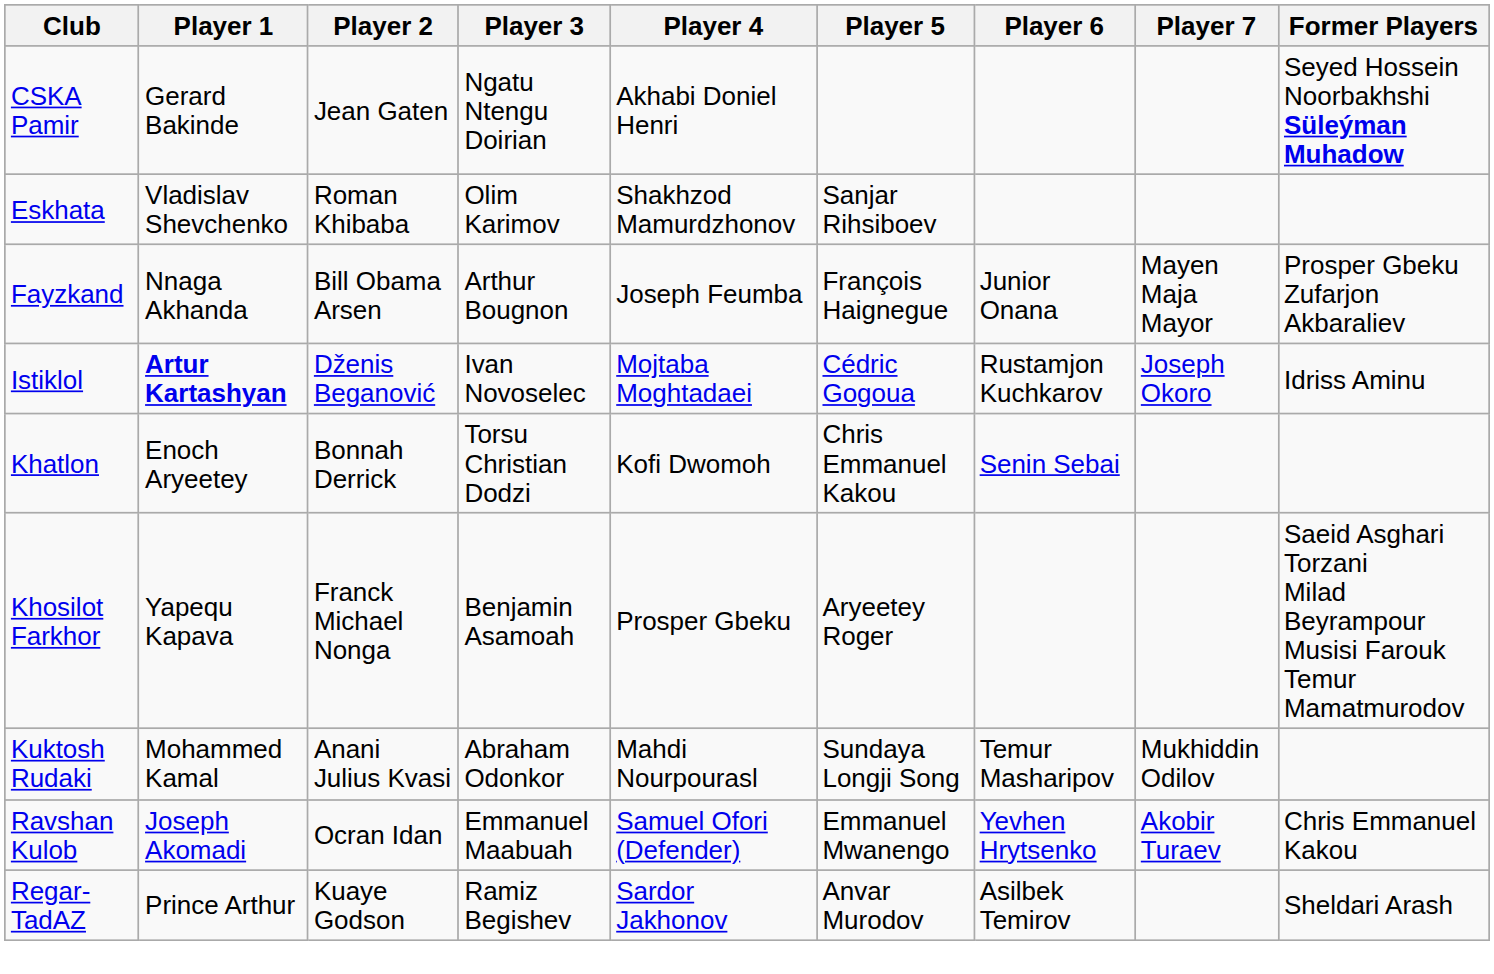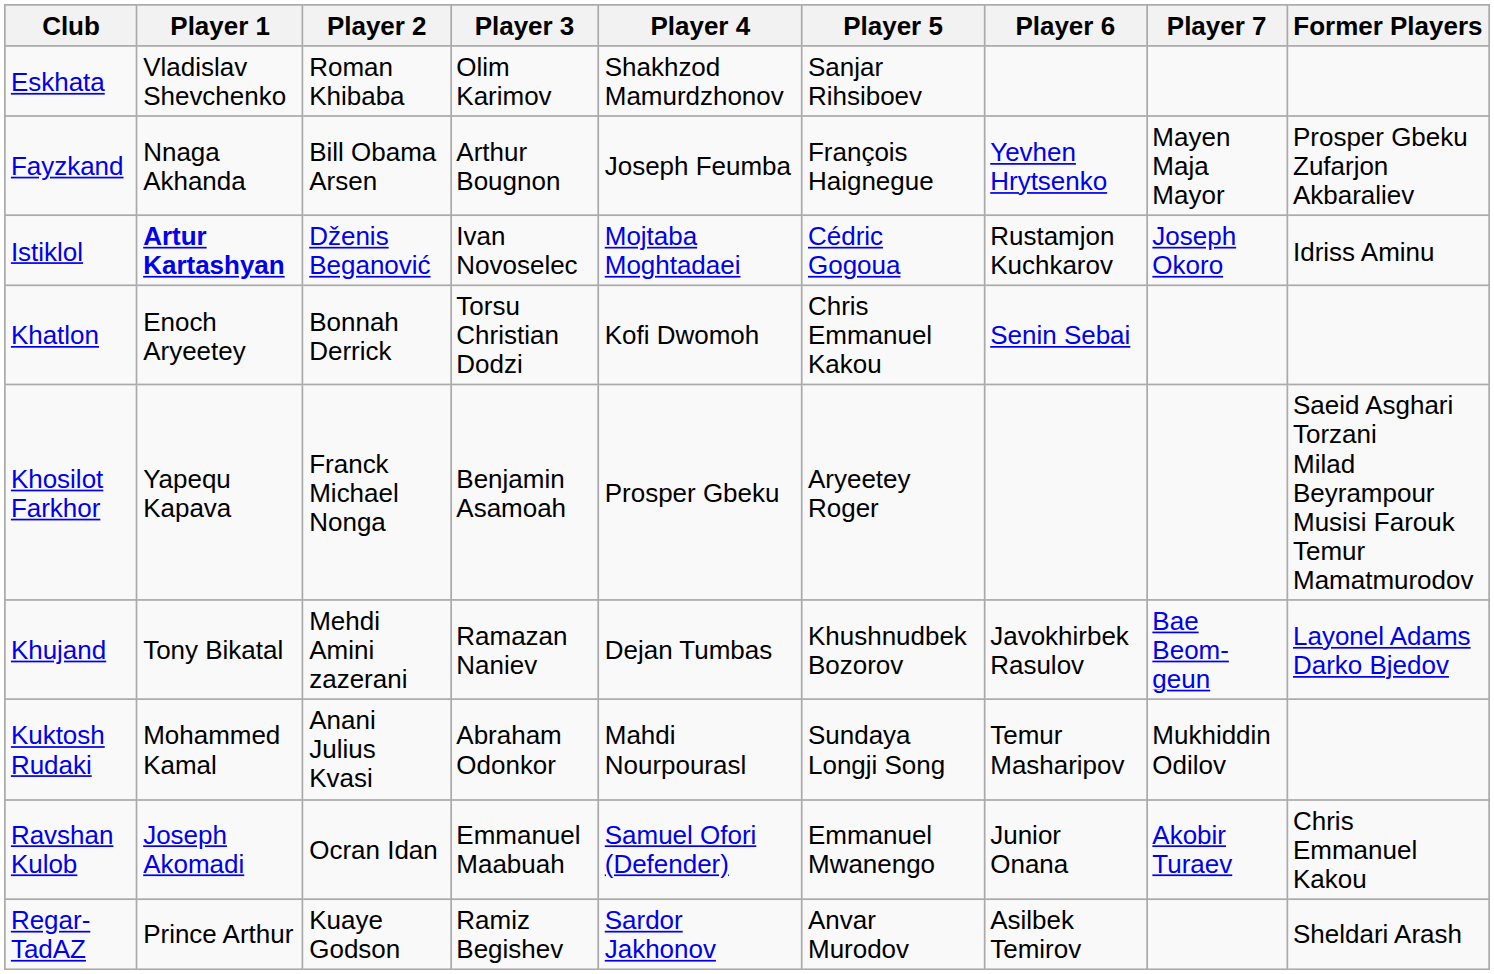- row: (46, 110)
(1019, 294) Junior Onana -> (1049, 166) Yevhen Hrytsenko
+ row: (59, 650)
(1038, 834) Yevhen Hrytsenko -> (1029, 849) Junior Onana
